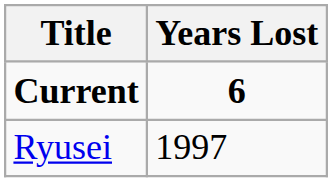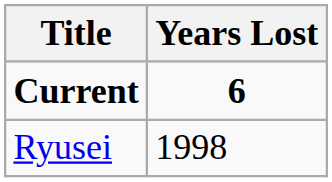(191, 147) 1997 -> (191, 147) 1998
